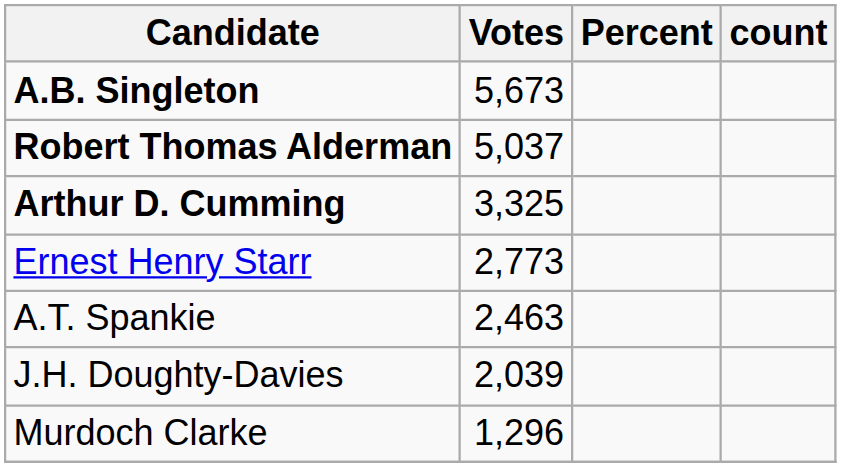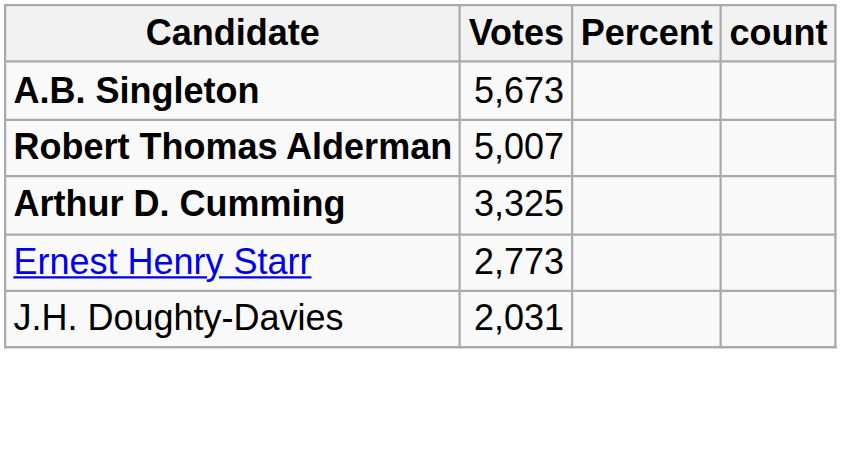(519, 147) 5,037 -> (519, 147) 5,007
- row: (114, 318)
(519, 375) 2,039 -> (519, 318) 2,031
- row: (140, 432)
